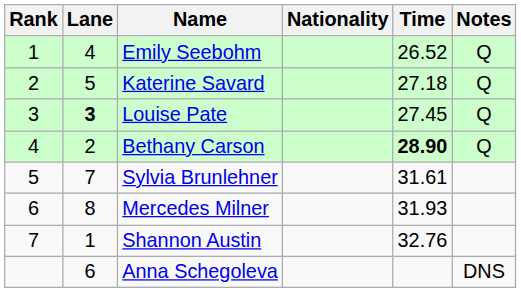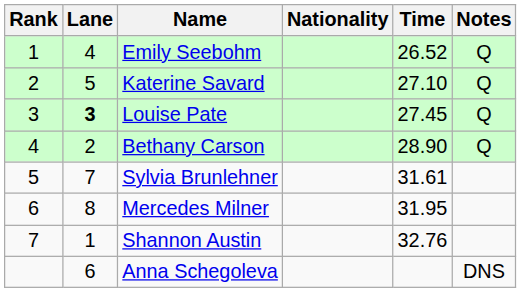(422, 83) 27.18 -> (422, 83) 27.10
(422, 146) bold -> (422, 146) normal
(422, 209) 31.93 -> (422, 209) 31.95
